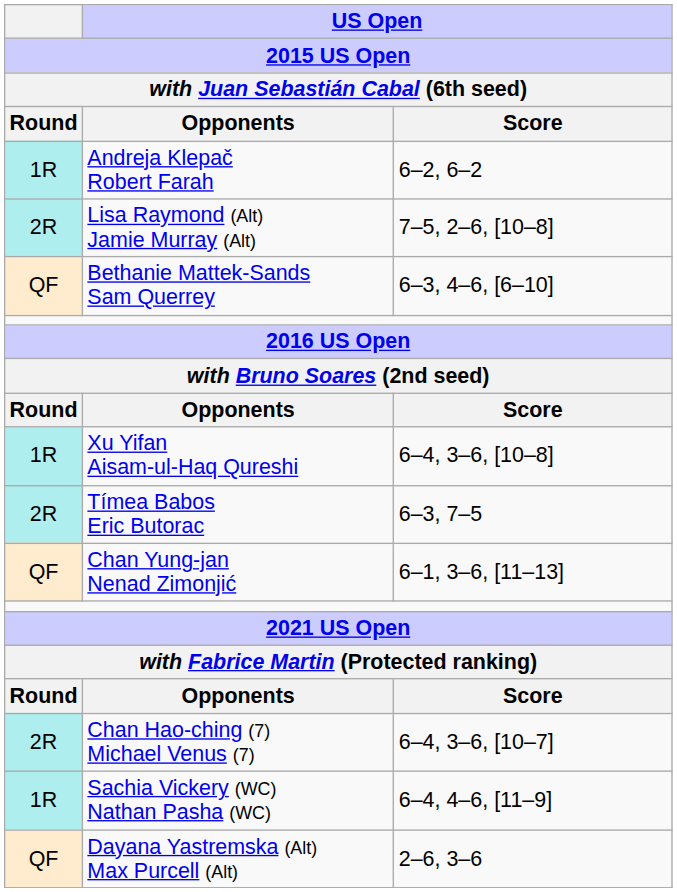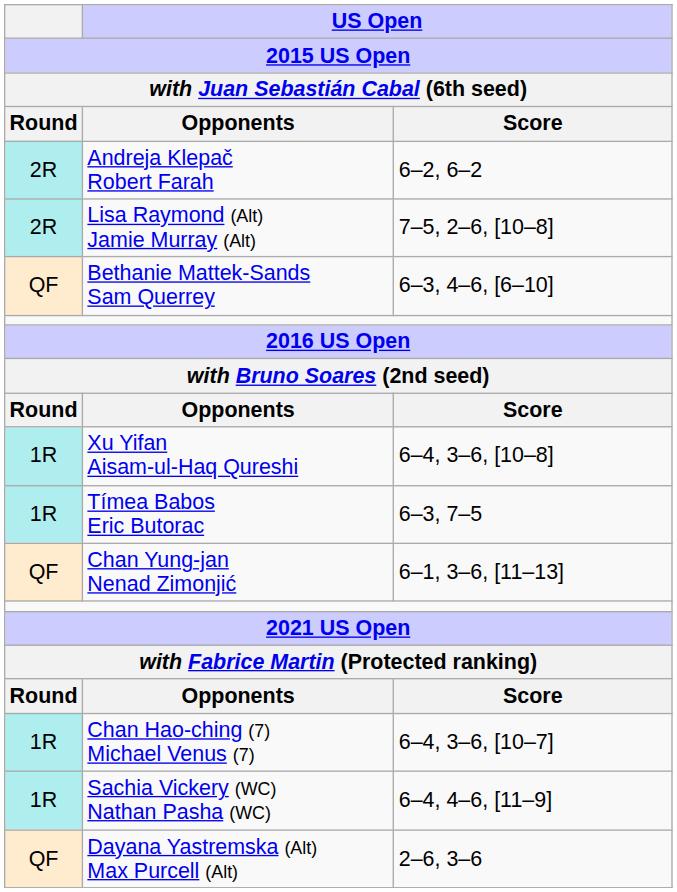(44, 169) 1R -> (44, 169) 2R
(44, 513) 2R -> (44, 513) 1R
(44, 742) 2R -> (44, 742) 1R
